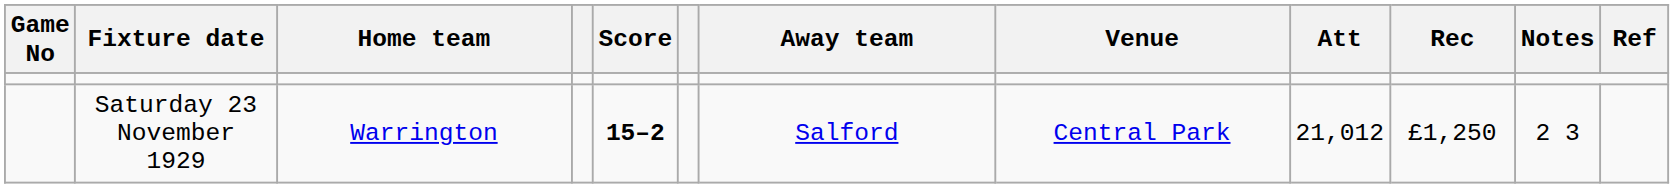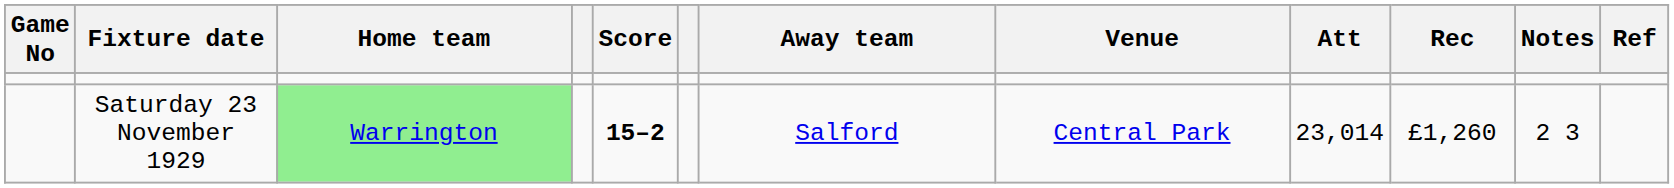(424, 133) no background -> (424, 133) lightgreen background
(1340, 133) 21,012 -> (1340, 133) 23,014
(1452, 133) £1,250 -> (1452, 133) £1,260
